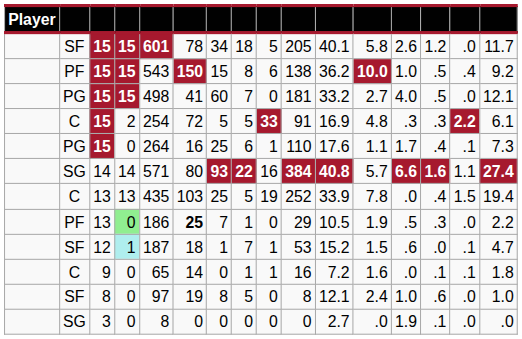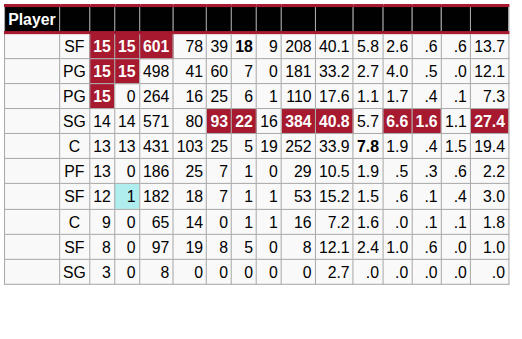(219, 46) 34 -> (219, 46) 39
(244, 46) normal -> (244, 46) bold
(273, 46) 5 -> (273, 46) 9
(298, 46) 205 -> (298, 46) 208
(435, 46) 1.2 -> (431, 46) .6
(469, 46) .0 -> (460, 46) .6
(499, 46) 11.7 -> (490, 46) 13.7
- row: (74, 71)
- row: (74, 121)
(156, 197) 435 -> (156, 147) 431
(377, 197) normal -> (368, 147) bold
(410, 197) .0 -> (397, 147) 1.9
(131, 222) lightgreen background -> (131, 172) no background
(194, 222) bold -> (194, 172) normal
(469, 222) .0 -> (460, 172) .6
(156, 247) 187 -> (156, 197) 182
(224, 247) 1 -> (224, 197) 7
(249, 247) 7 -> (249, 197) 1
(440, 247) .0 -> (431, 197) .1
(469, 247) .1 -> (460, 197) .4
(503, 247) 4.7 -> (494, 197) 3.0
(406, 322) 1.9 -> (402, 272) .0
(440, 322) .1 -> (431, 272) .0
